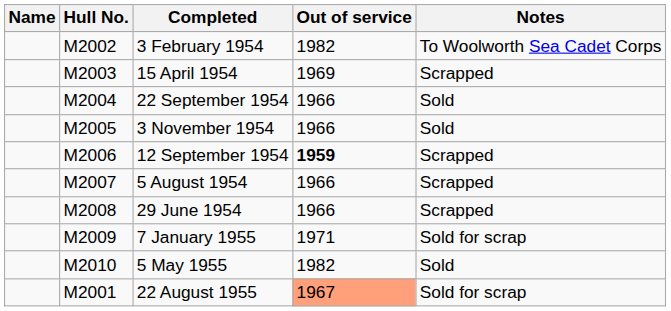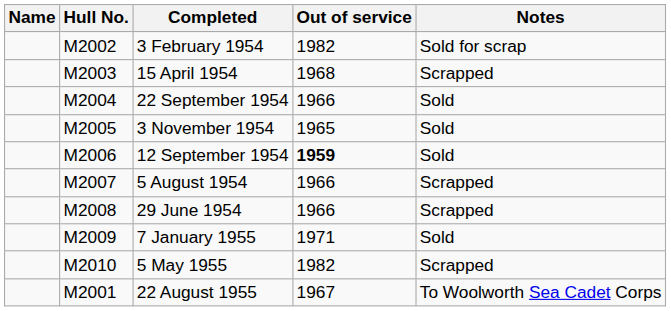(541, 45) To Woolworth Sea Cadet Corps -> (473, 45) Sold for scrap
(316, 73) 1969 -> (316, 73) 1968
(316, 127) 1966 -> (316, 127) 1965
(457, 155) Scrapped -> (437, 155) Sold
(473, 237) Sold for scrap -> (437, 237) Sold
(437, 264) Sold -> (457, 264) Scrapped
(316, 292) lightsalmon background -> (316, 292) no background
(473, 292) Sold for scrap -> (541, 292) To Woolworth Sea Cadet Corps
